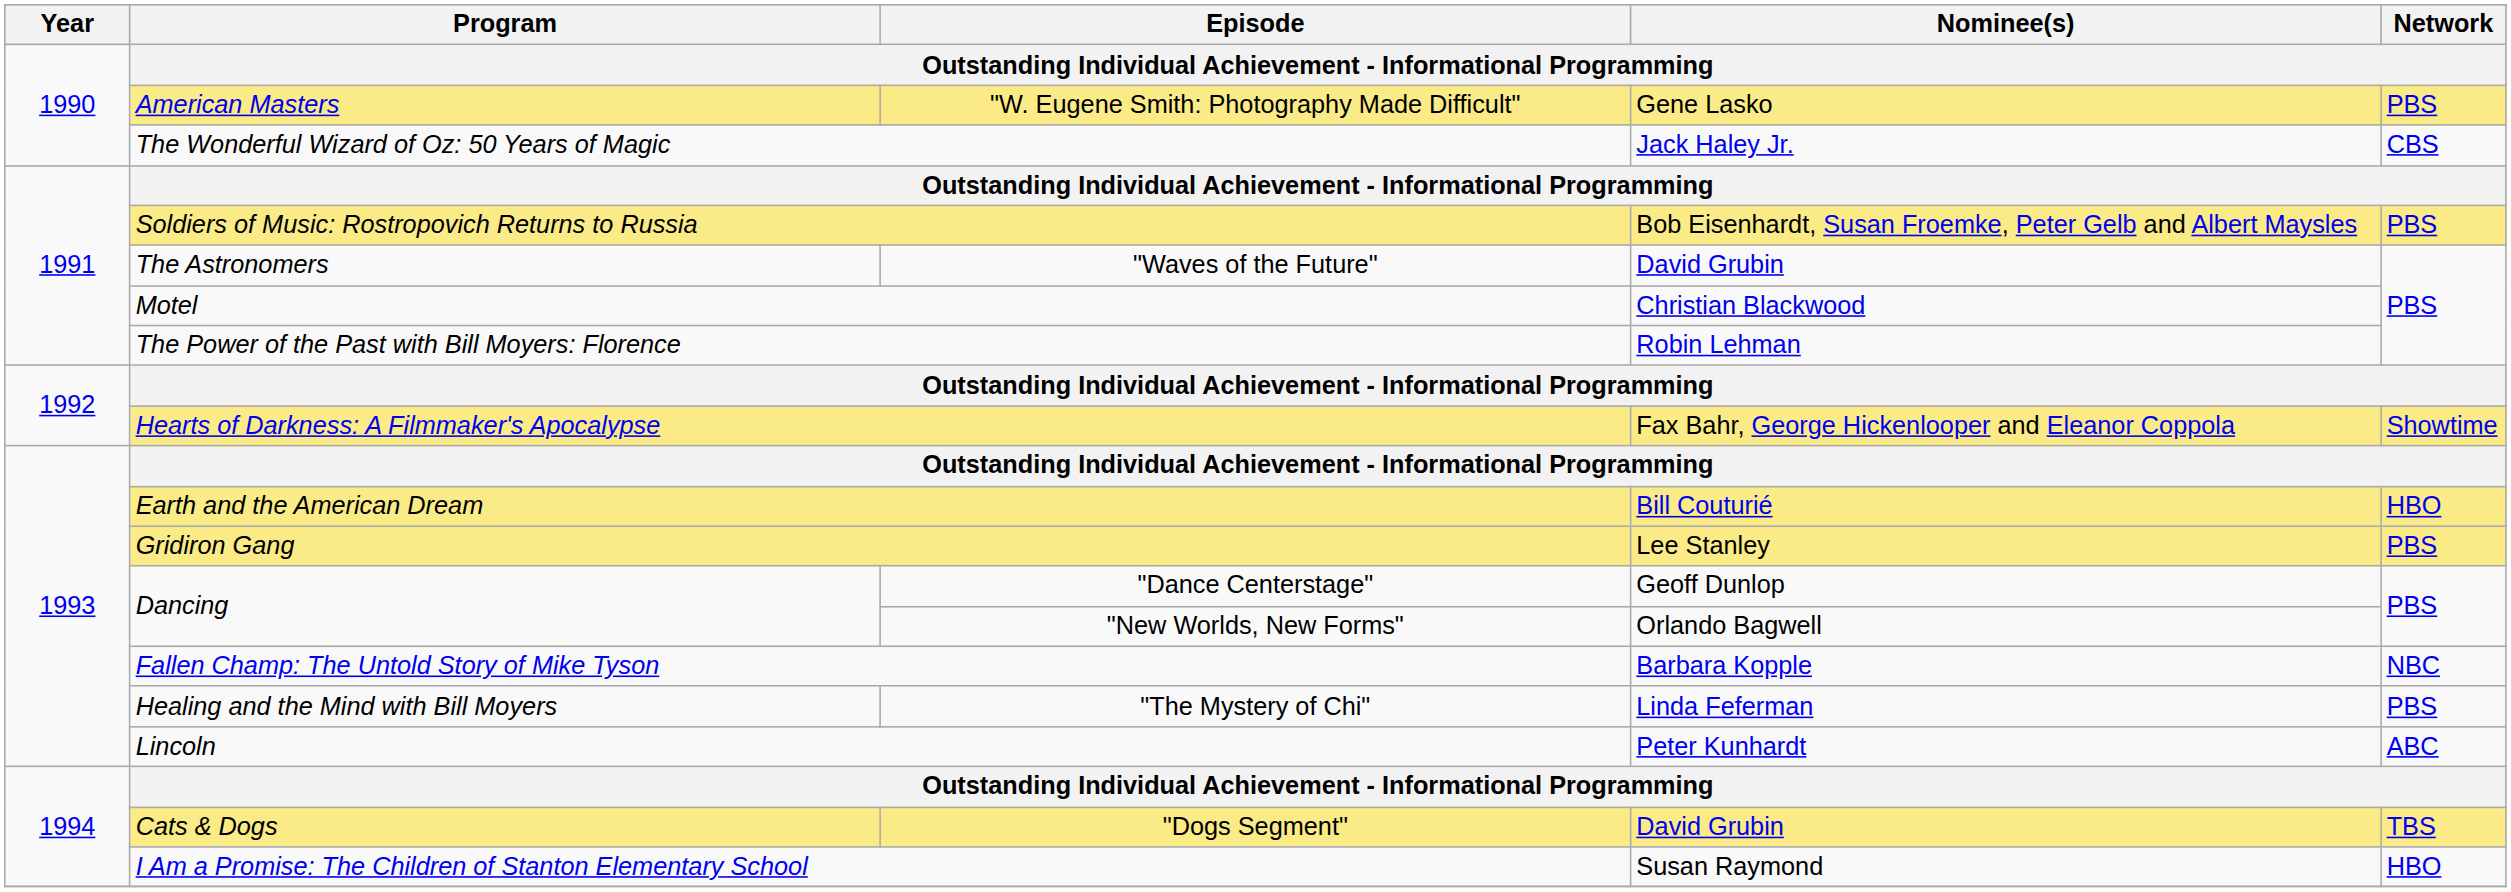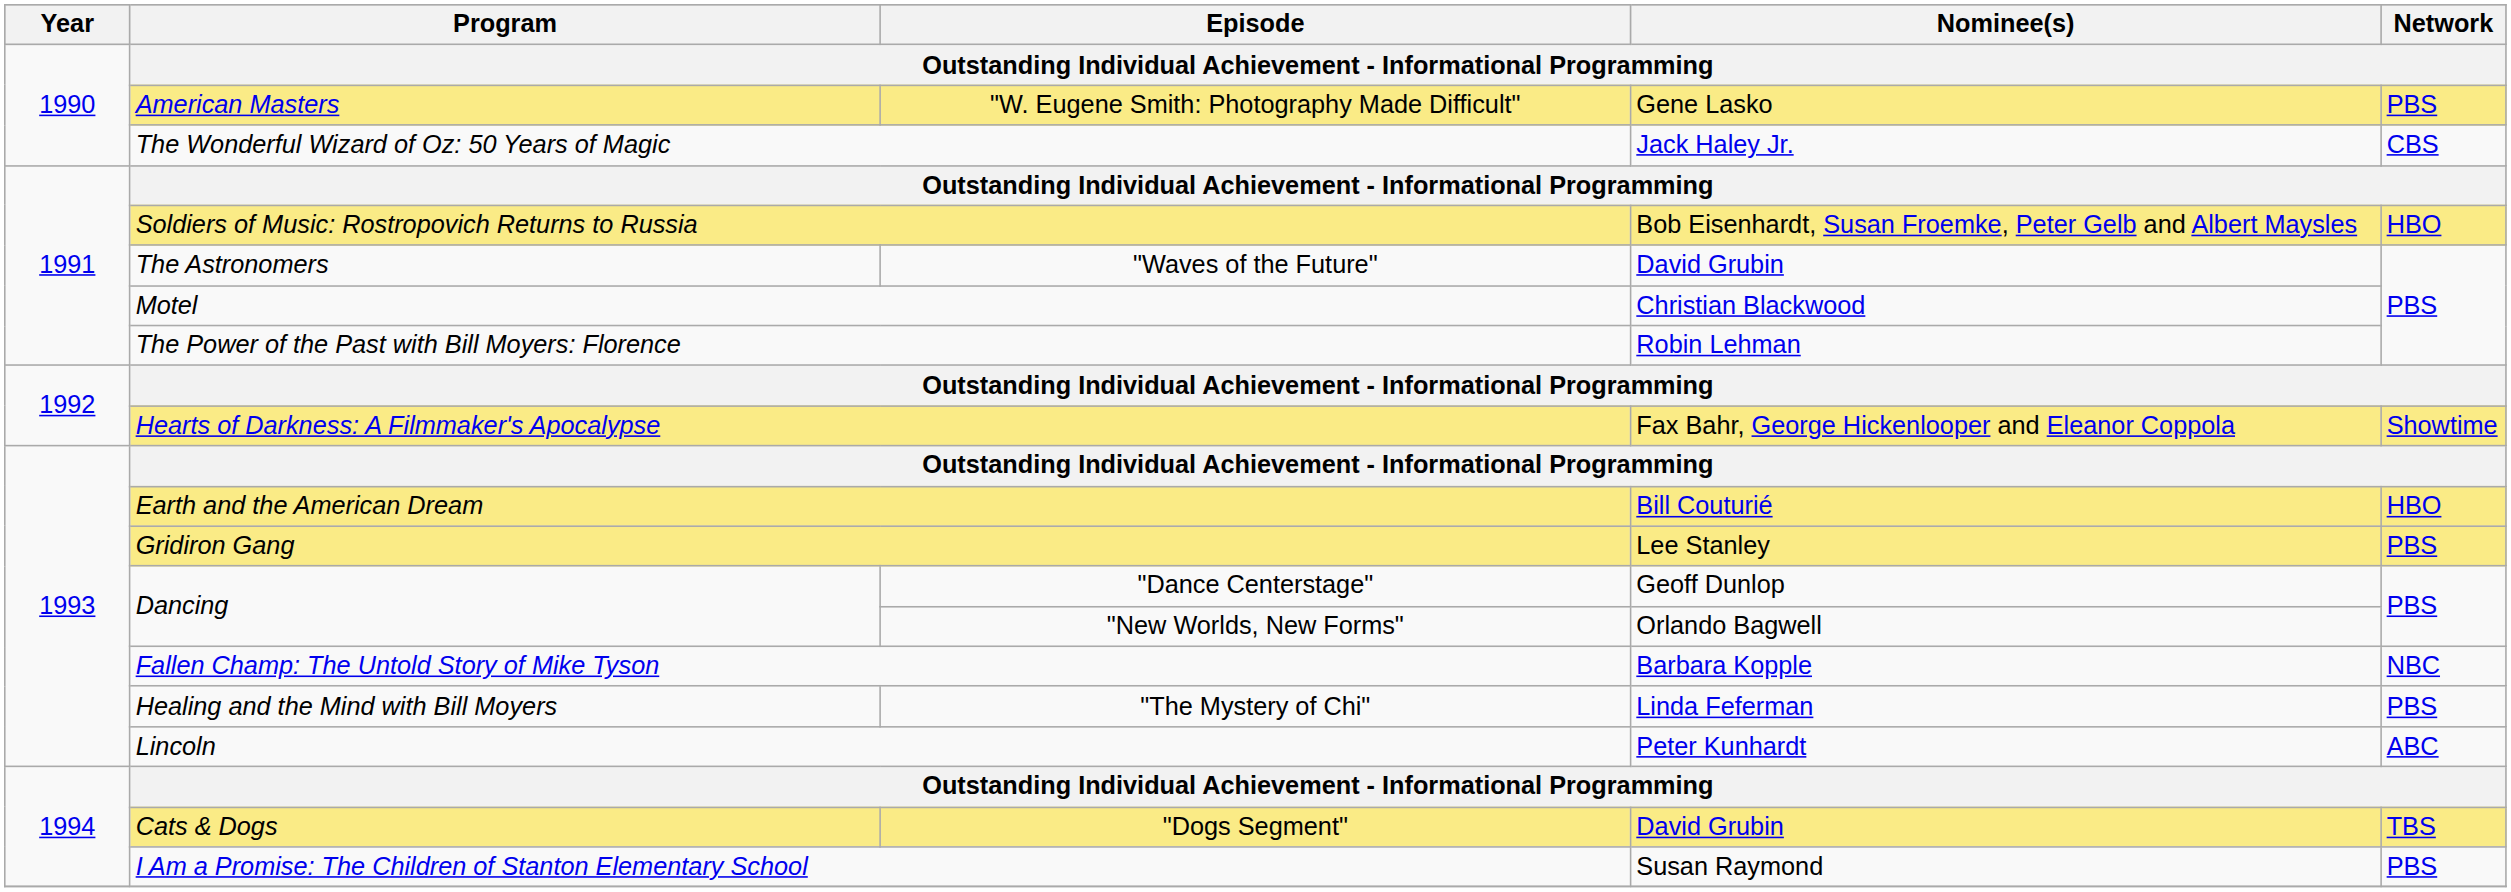(2412, 225) PBS -> (2414, 225) HBO
(2414, 866) HBO -> (2412, 866) PBS
